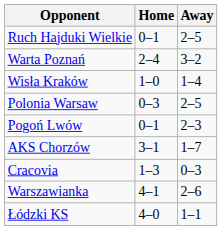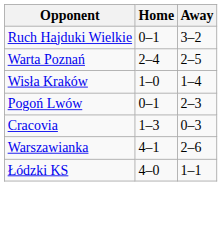(191, 37) 2–5 -> (191, 37) 3–2
(191, 59) 3–2 -> (191, 59) 2–5
- row: (53, 103)
- row: (49, 147)
